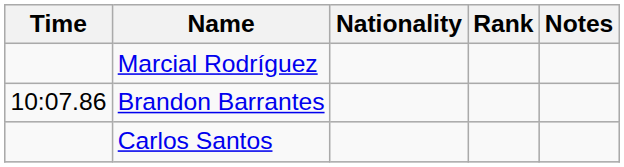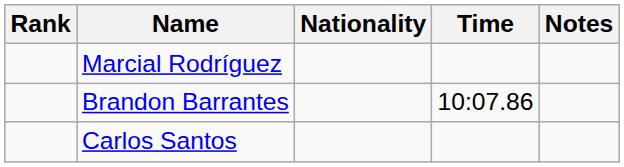columns swapped: (503, 24) <-> (58, 24)
